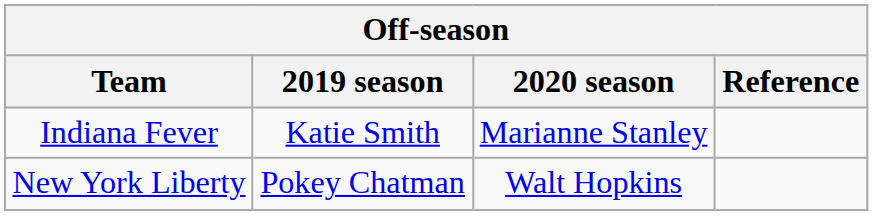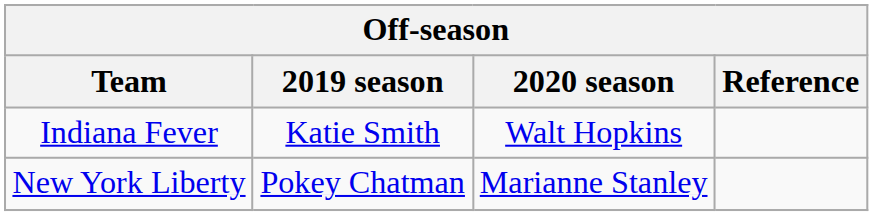(594, 132) Marianne Stanley -> (594, 132) Walt Hopkins
(594, 183) Walt Hopkins -> (594, 183) Marianne Stanley
